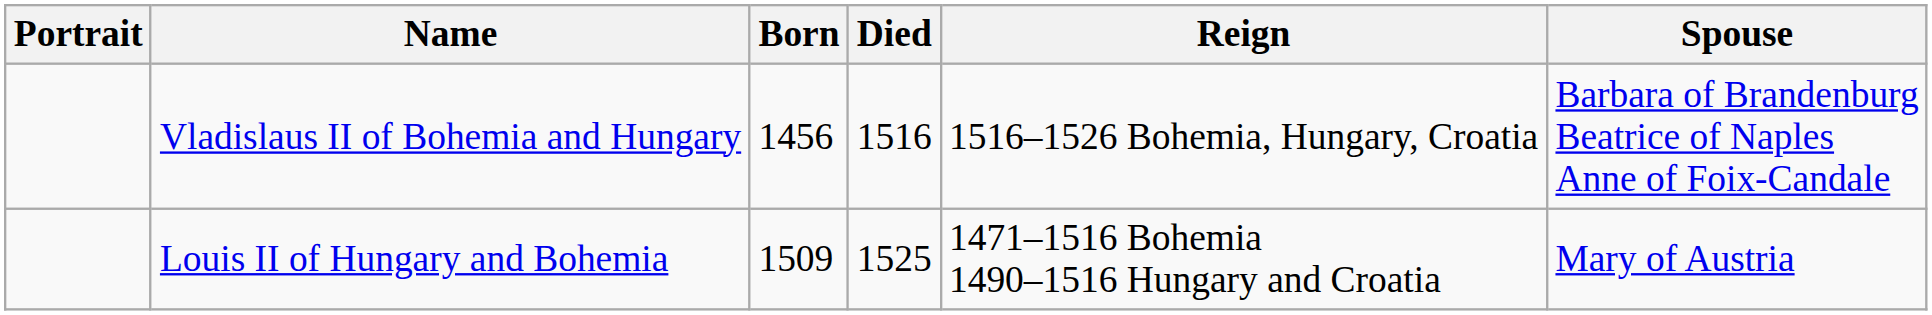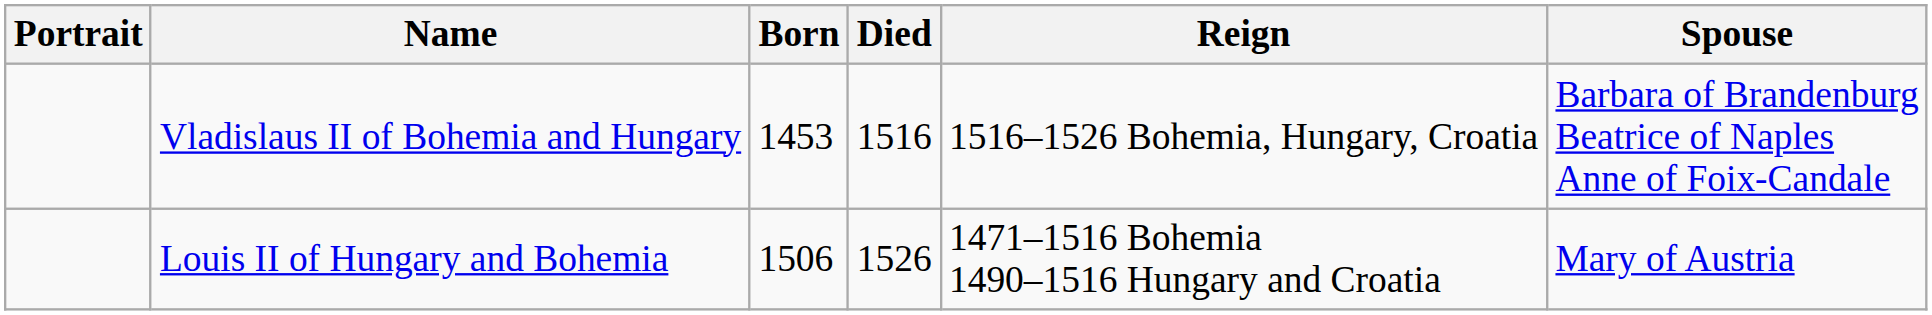(796, 135) 1456 -> (796, 135) 1453
(796, 258) 1509 -> (796, 258) 1506
(894, 258) 1525 -> (894, 258) 1526
